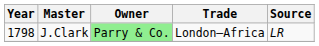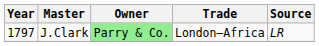(21, 32) 1798 -> (21, 32) 1797
